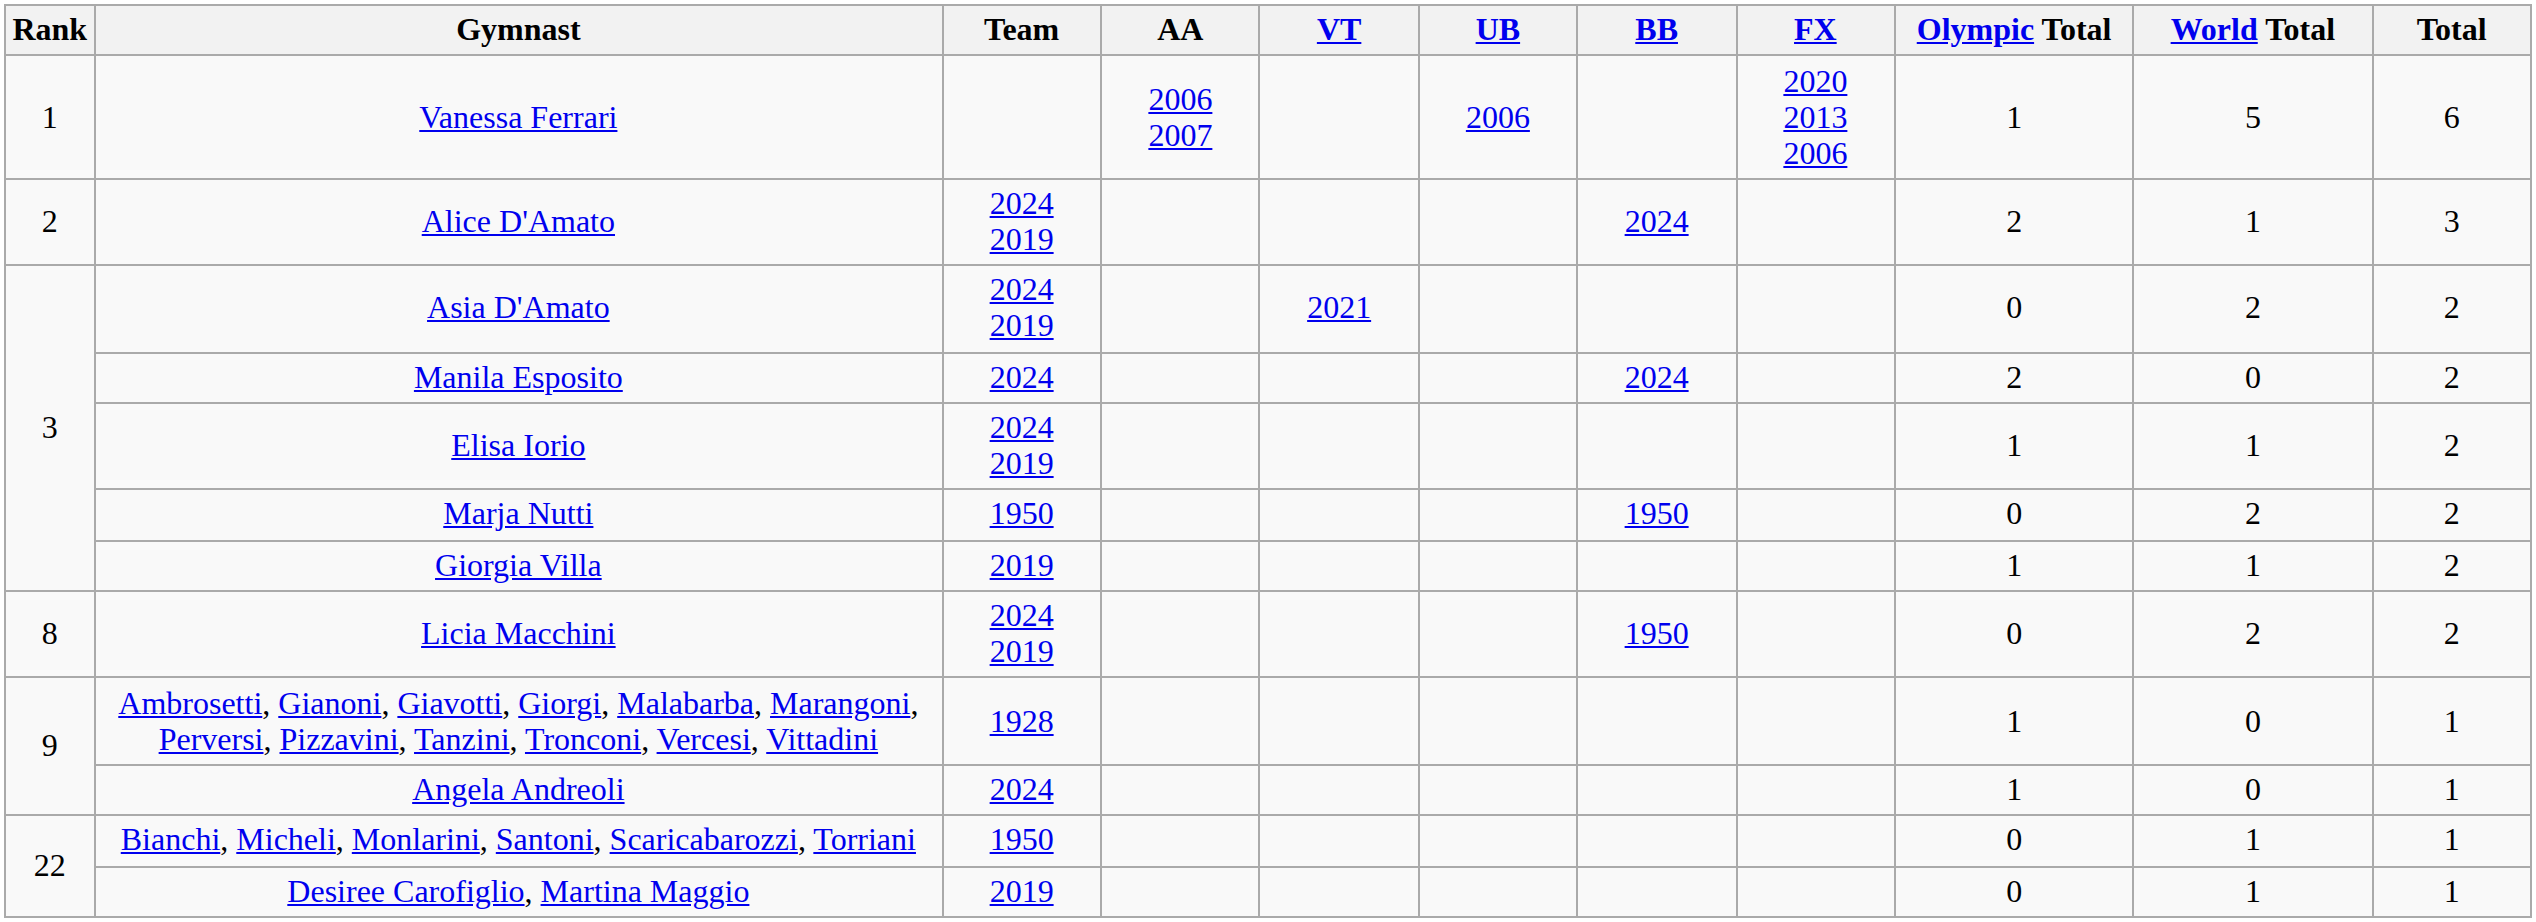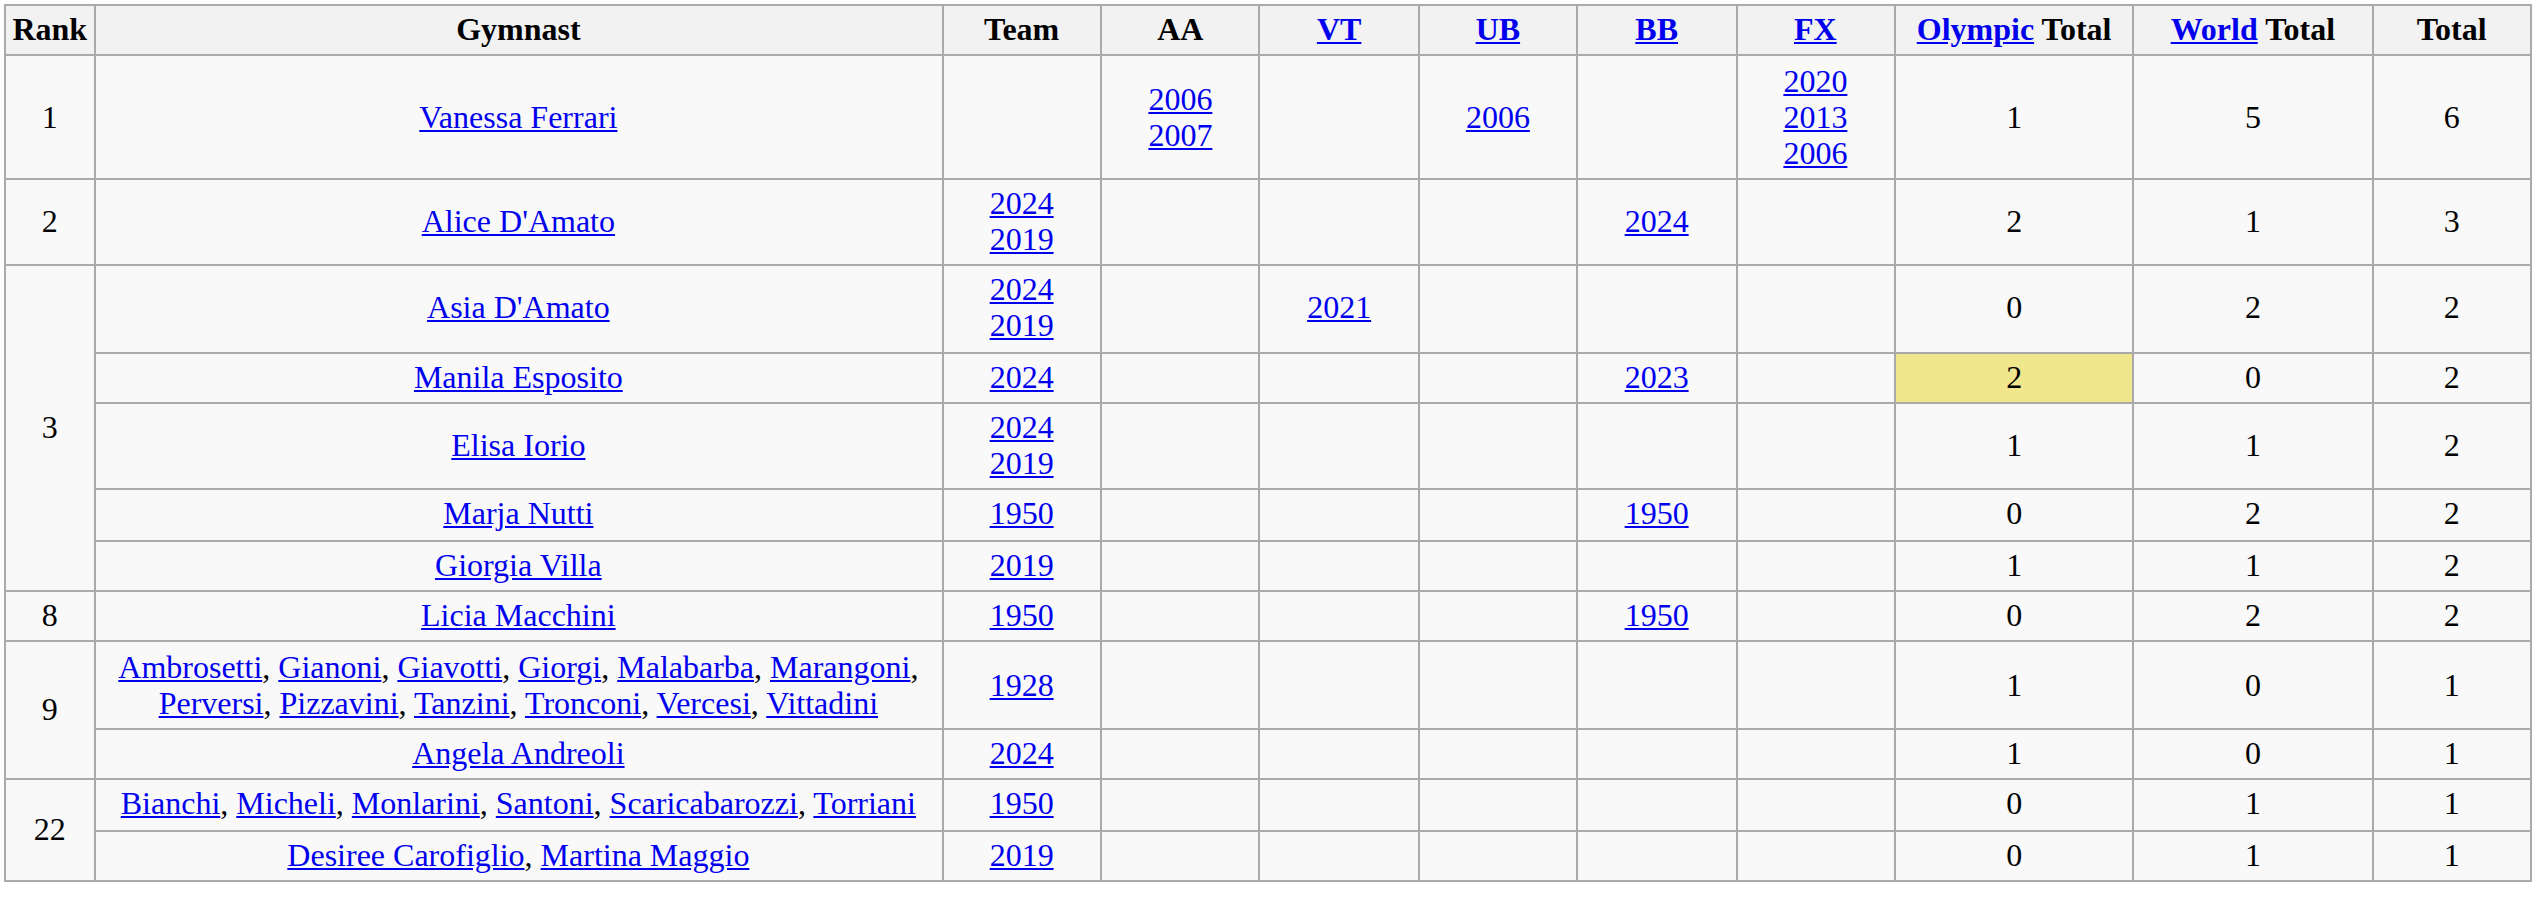(1657, 376) 2024 -> (1657, 376) 2023
(2014, 376) no background -> (2014, 376) khaki background
(1022, 633) 2024 2019 -> (1022, 615) 1950
